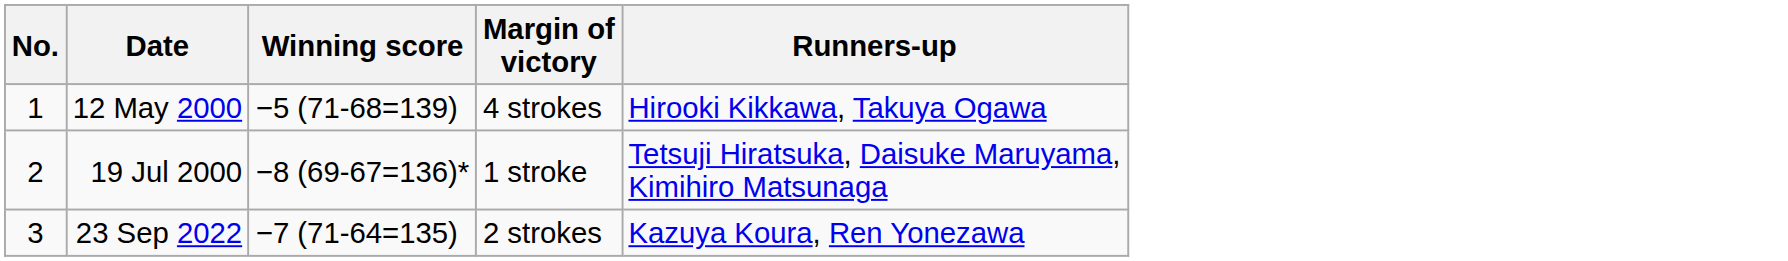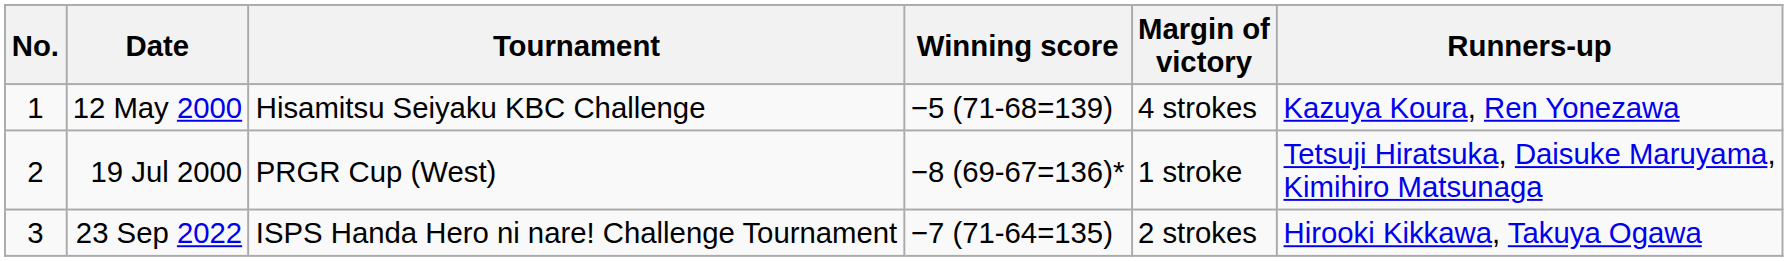+ column: (576, 45)
(838, 108) Hirooki Kikkawa, Takuya Ogawa -> (1482, 108) Kazuya Koura, Ren Yonezawa
(826, 233) Kazuya Koura, Ren Yonezawa -> (1493, 233) Hirooki Kikkawa, Takuya Ogawa
